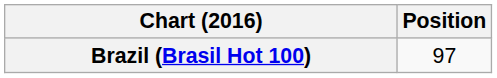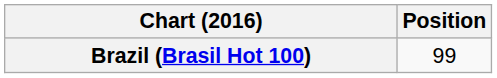(444, 55) 97 -> (444, 55) 99
